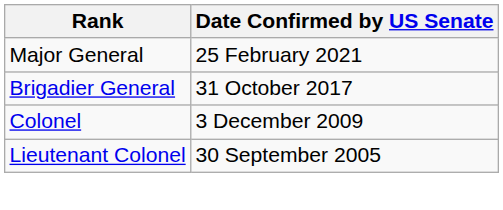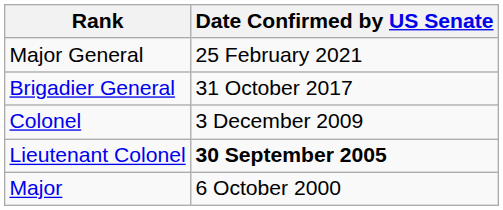(288, 155) normal -> (291, 155) bold
+ row: (36, 188)
